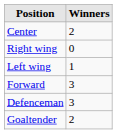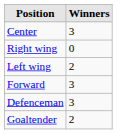(71, 31) 2 -> (71, 31) 3
(71, 66) 1 -> (71, 66) 2
